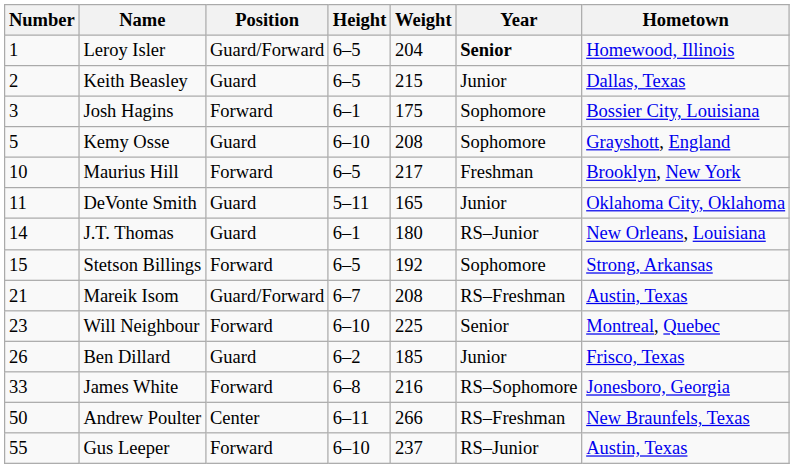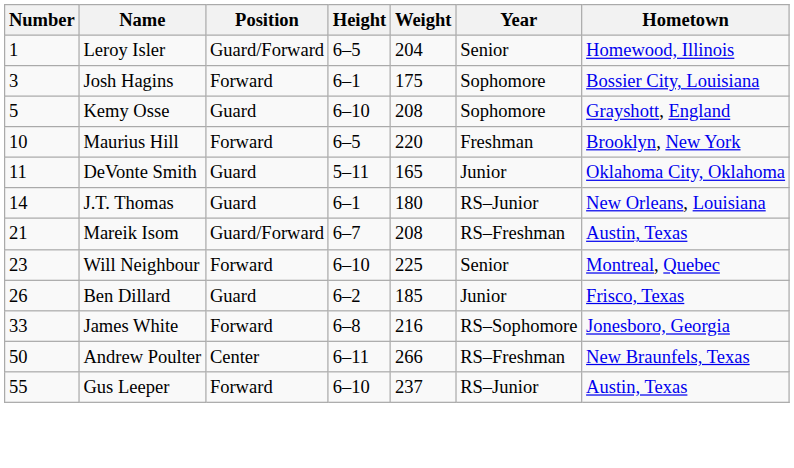(486, 50) bold -> (484, 50) normal
- row: (136, 81)
(409, 172) 217 -> (409, 142) 220
- row: (142, 264)
